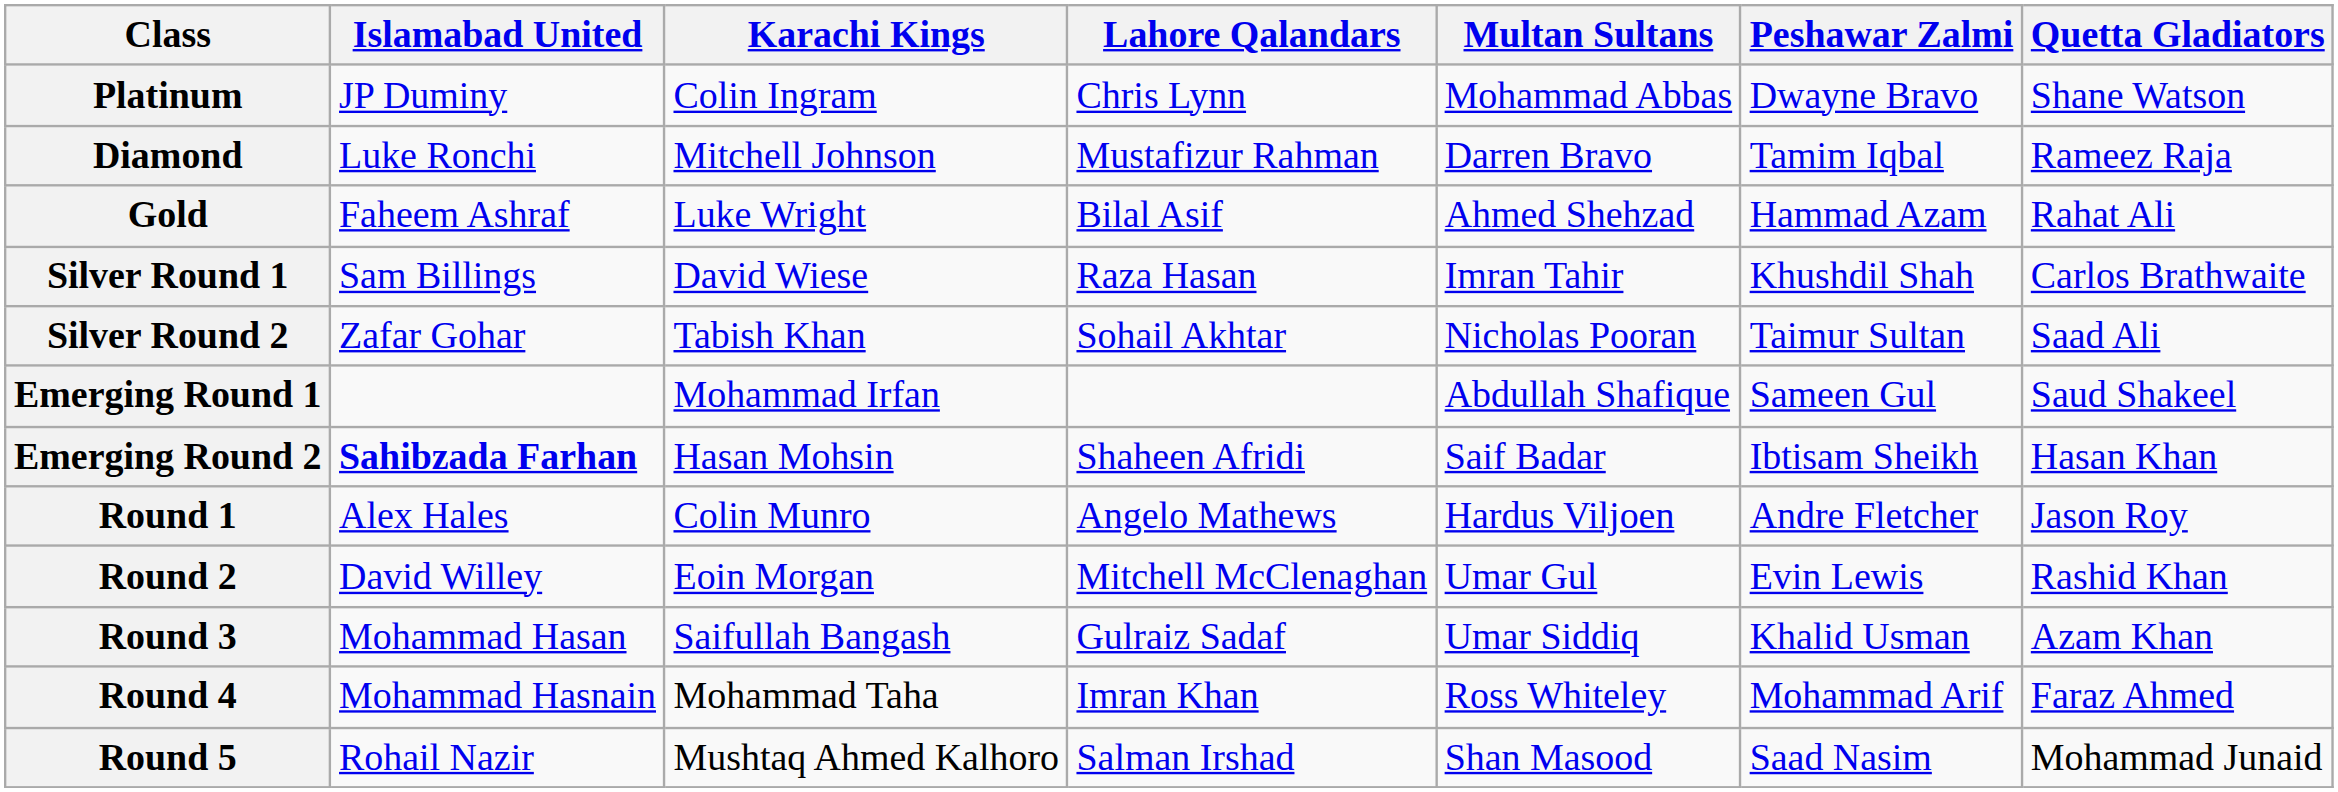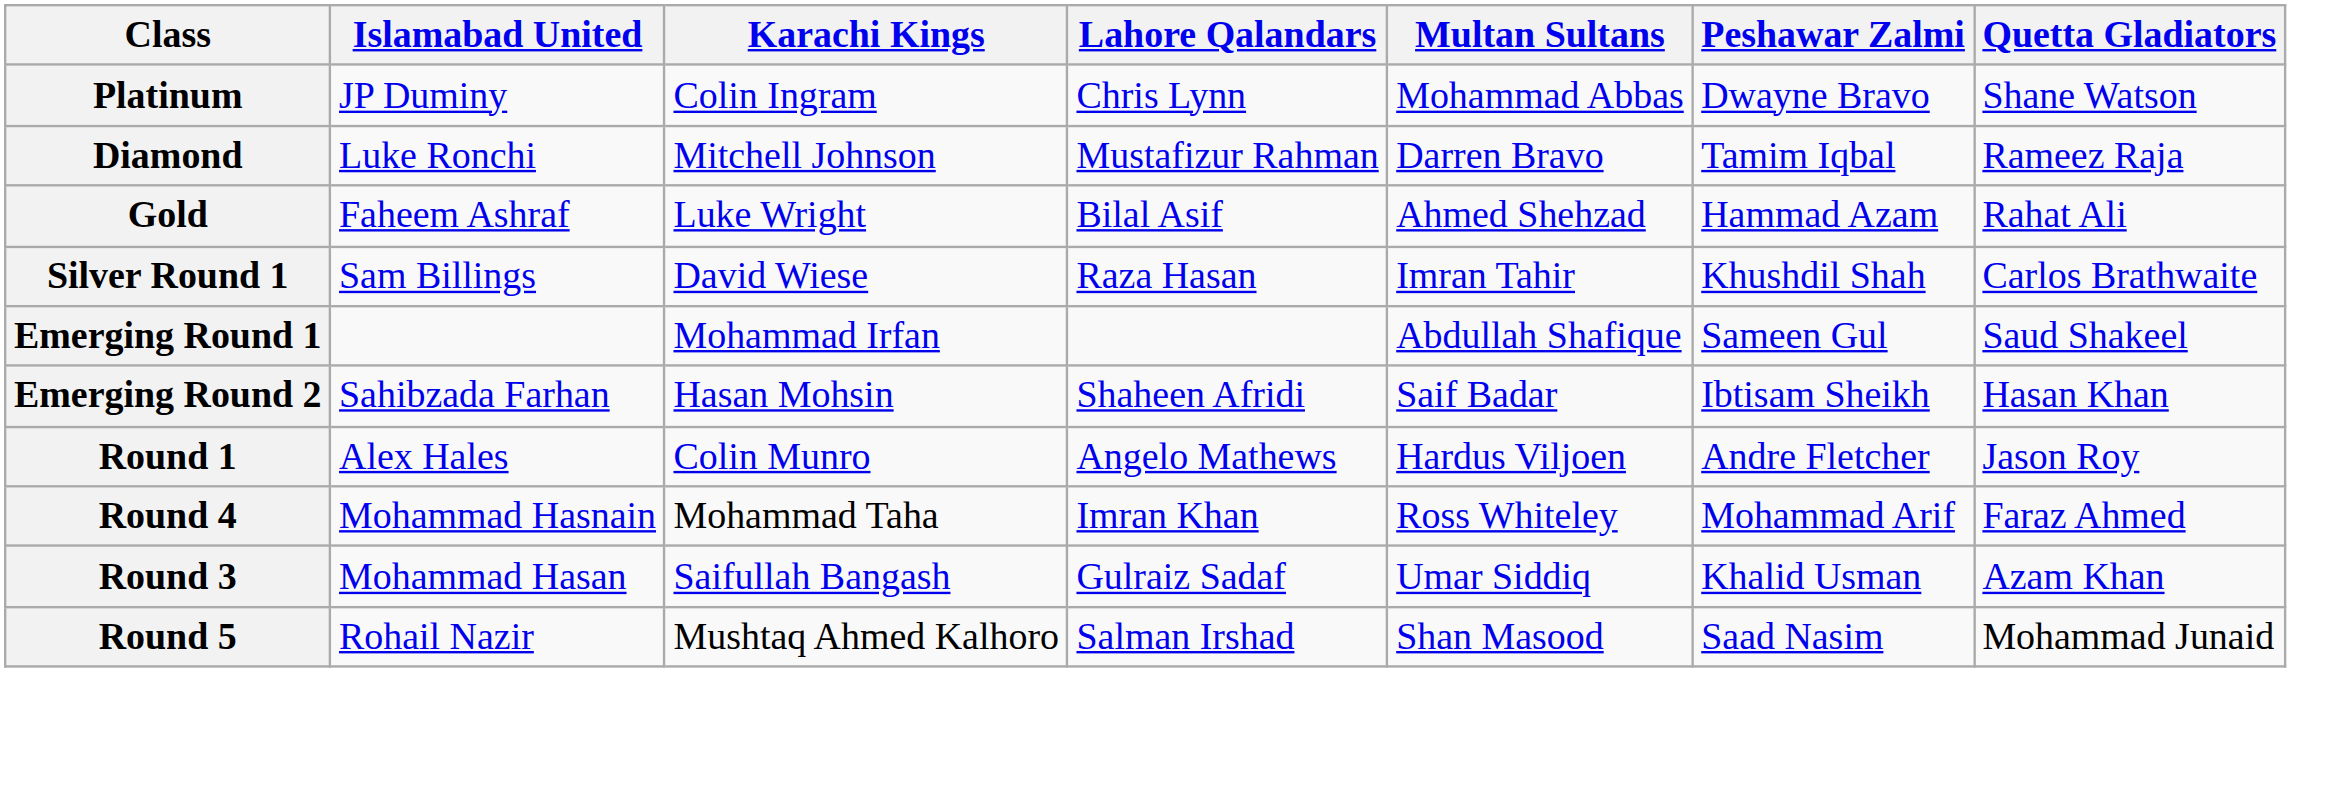- row: (168, 335)
(488, 455) bold -> (474, 395) normal
- row: (168, 575)
rows swapped: (168, 635) <-> (168, 696)
